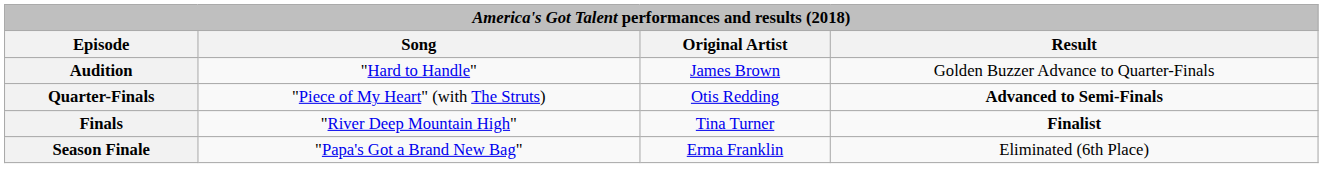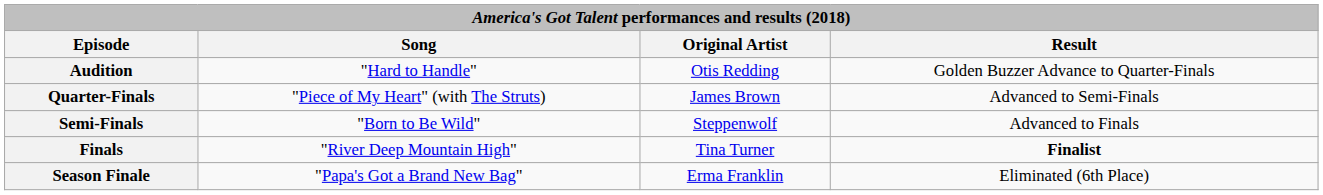(735, 70) James Brown -> (735, 70) Otis Redding
(735, 96) Otis Redding -> (735, 96) James Brown
(1074, 96) bold -> (1074, 96) normal
+ row: (101, 123)
